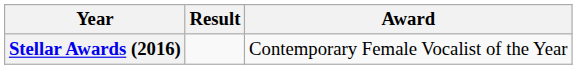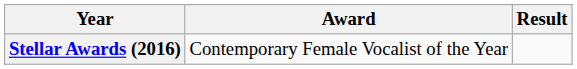columns swapped: (408, 19) <-> (215, 19)
